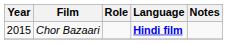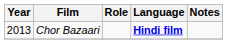(19, 30) 2015 -> (19, 30) 2013
